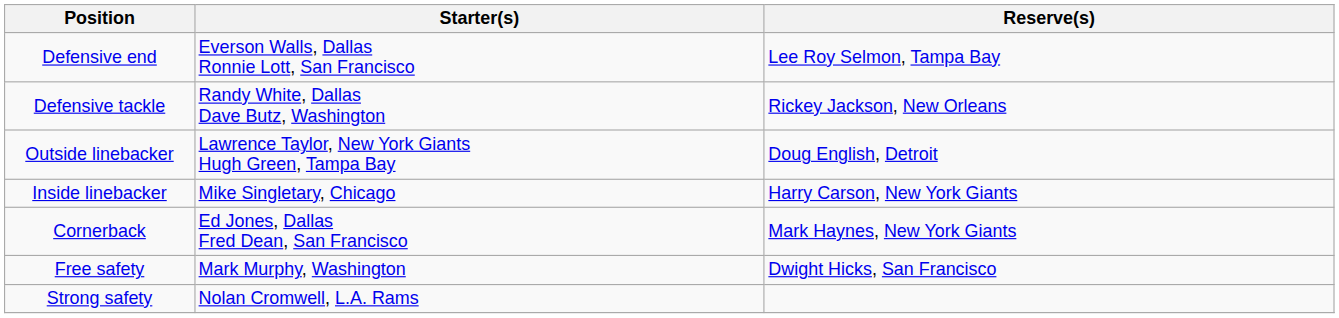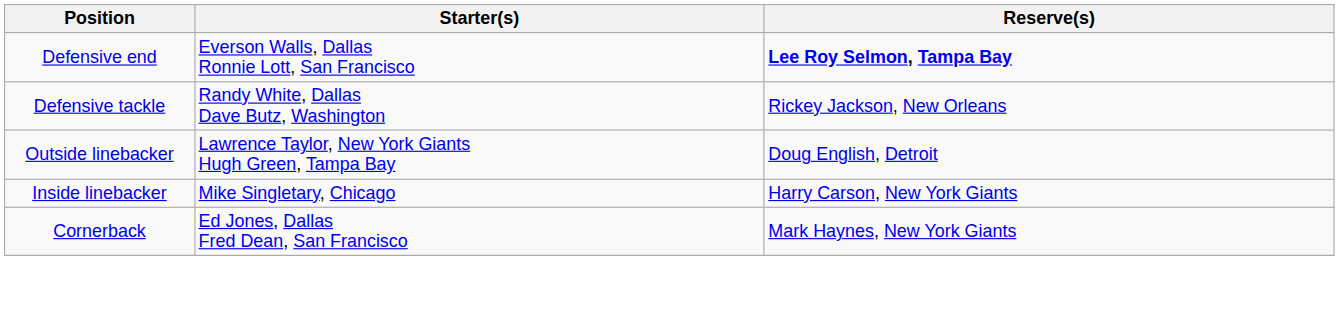(884, 57) normal -> (890, 57) bold
- row: (100, 269)
- row: (100, 298)
